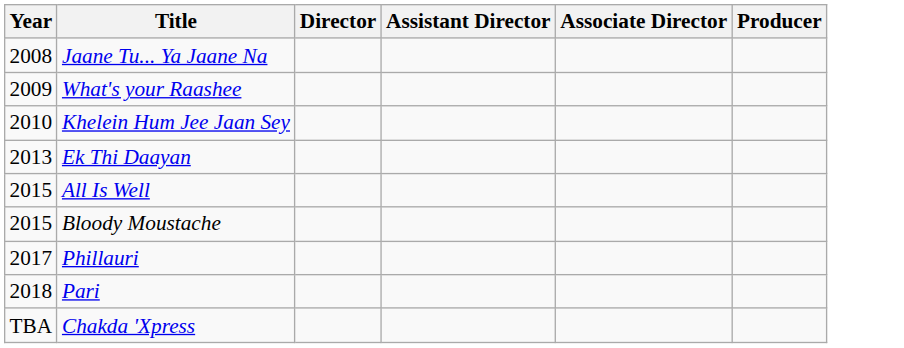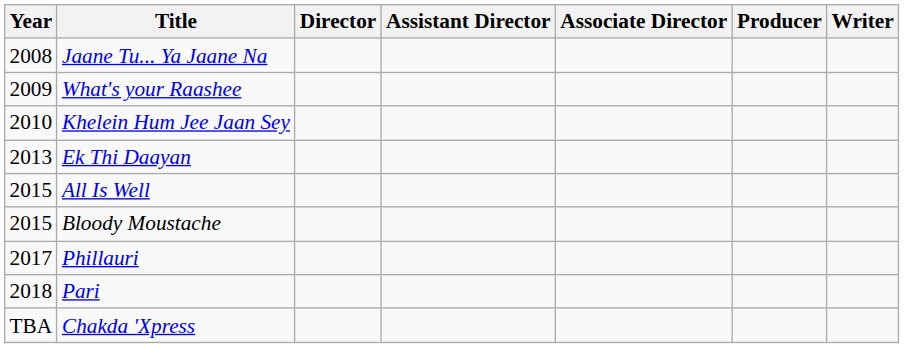+ column: (863, 21)
